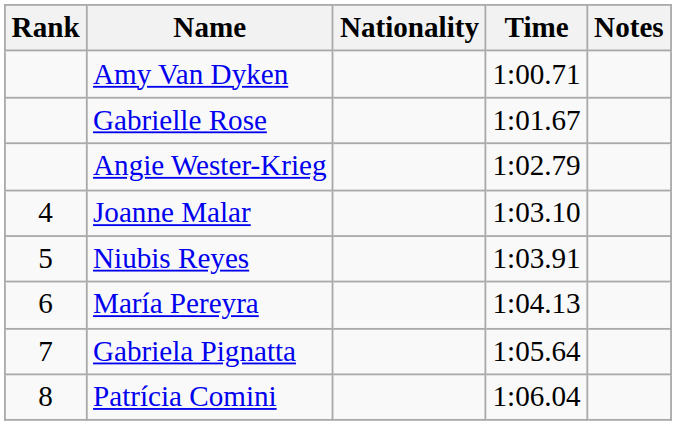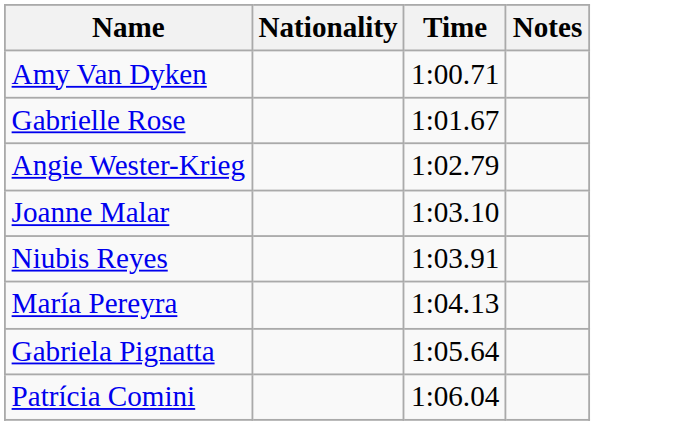- column: (46, 27)
